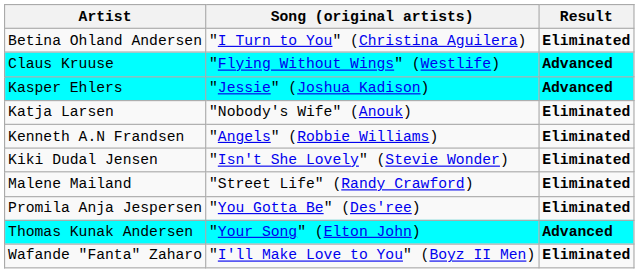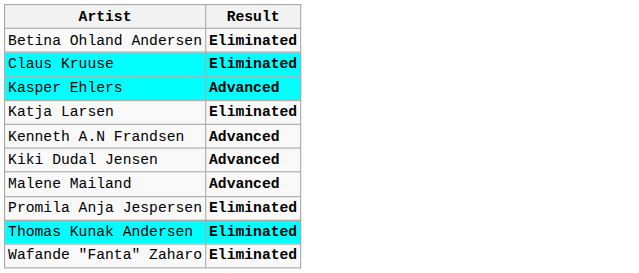- column: (372, 17)
(577, 64) Advanced -> (253, 64) Eliminated
(586, 136) Eliminated -> (244, 136) Advanced
(586, 160) Eliminated -> (244, 160) Advanced
(586, 184) Eliminated -> (244, 184) Advanced
(577, 232) Advanced -> (253, 232) Eliminated
